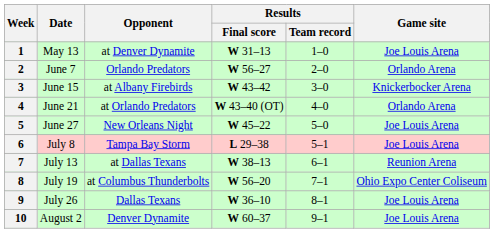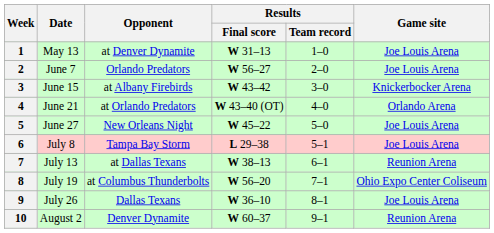(422, 69) Orlando Arena -> (422, 69) Joe Louis Arena
(422, 218) Joe Louis Arena -> (422, 218) Reunion Arena
